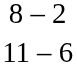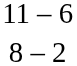rows swapped: (38, 13) <-> (38, 52)
